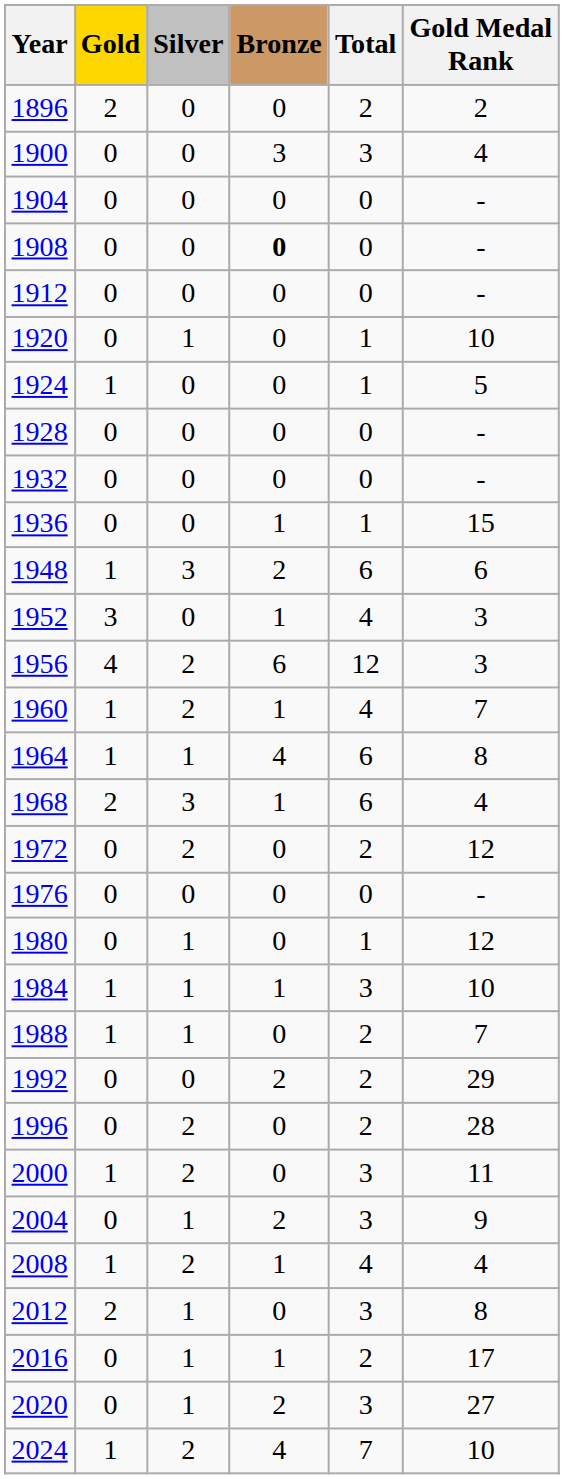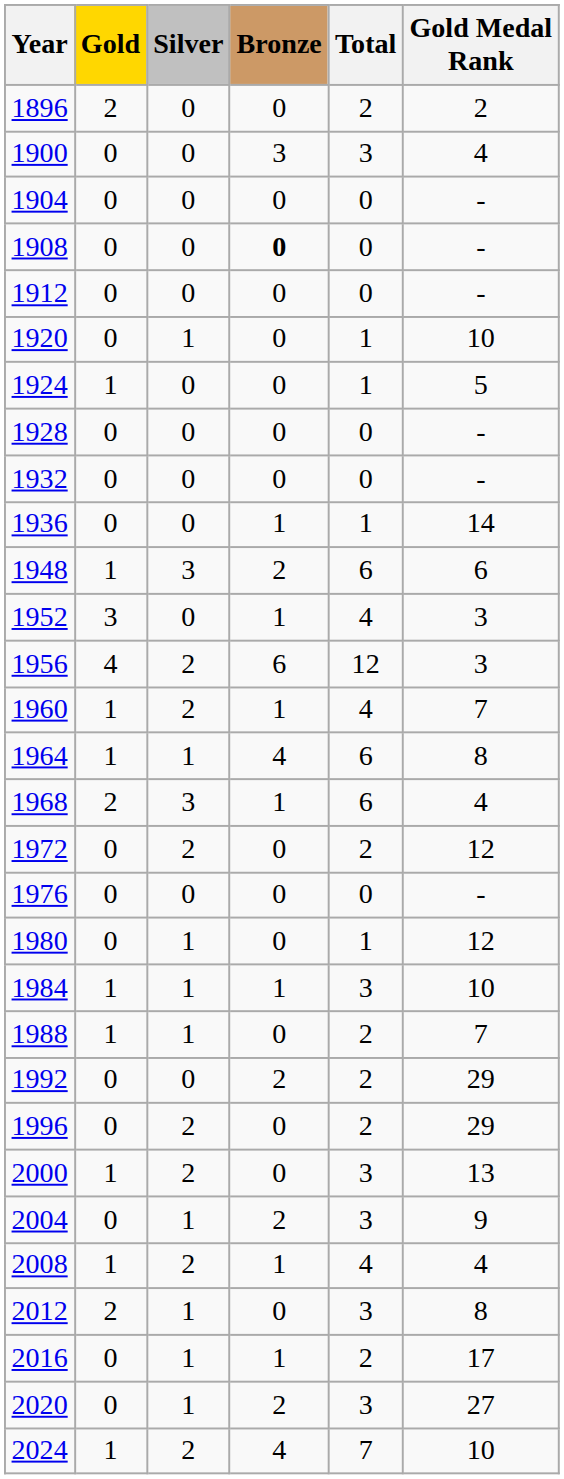(481, 524) 15 -> (481, 524) 14
(481, 1126) 28 -> (481, 1126) 29
(481, 1172) 11 -> (481, 1172) 13
